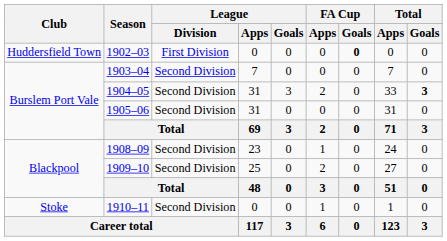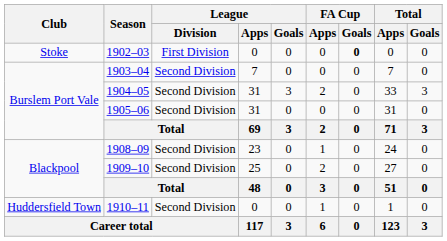(54, 52) Huddersfield Town -> (54, 52) Stoke
(425, 91) bold -> (425, 91) normal
(54, 206) Stoke -> (54, 206) Huddersfield Town
